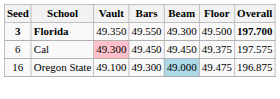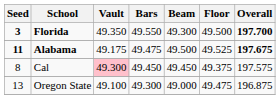+ row: (55, 49)
(18, 49) 6 -> (18, 67) 8
(18, 67) 16 -> (18, 85) 13
(182, 67) lightblue background -> (182, 85) no background
